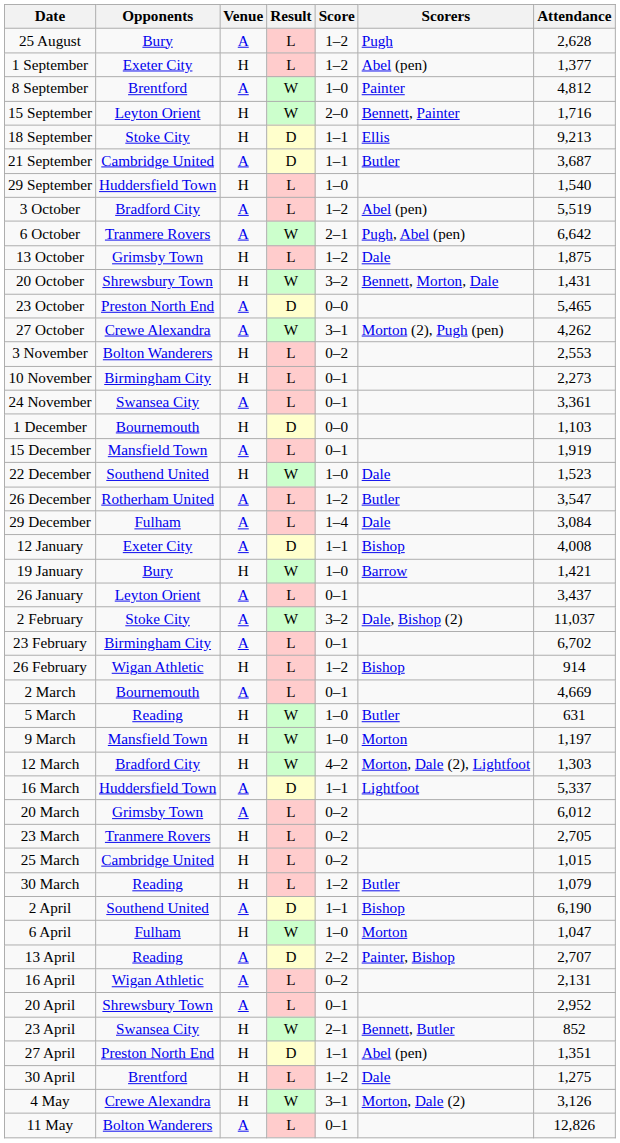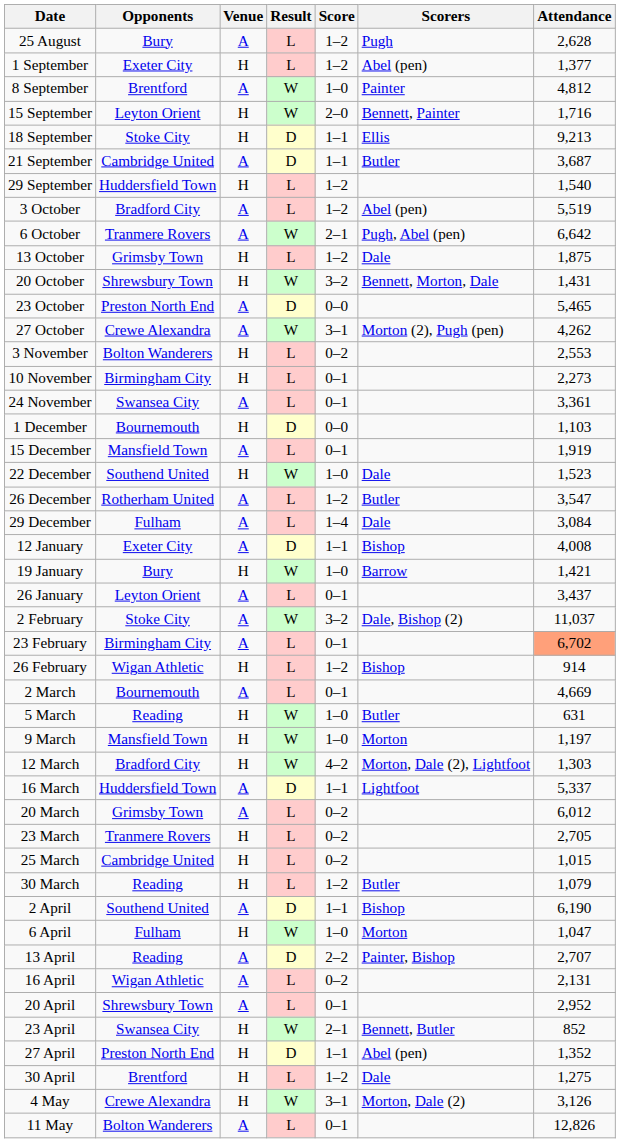(337, 185) 1–0 -> (337, 185) 1–2
(574, 643) no background -> (574, 643) lightsalmon background
(574, 1053) 1,351 -> (574, 1053) 1,352
